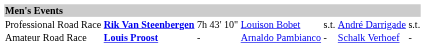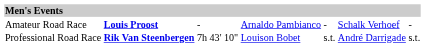rows swapped: (53, 24) <-> (46, 38)
